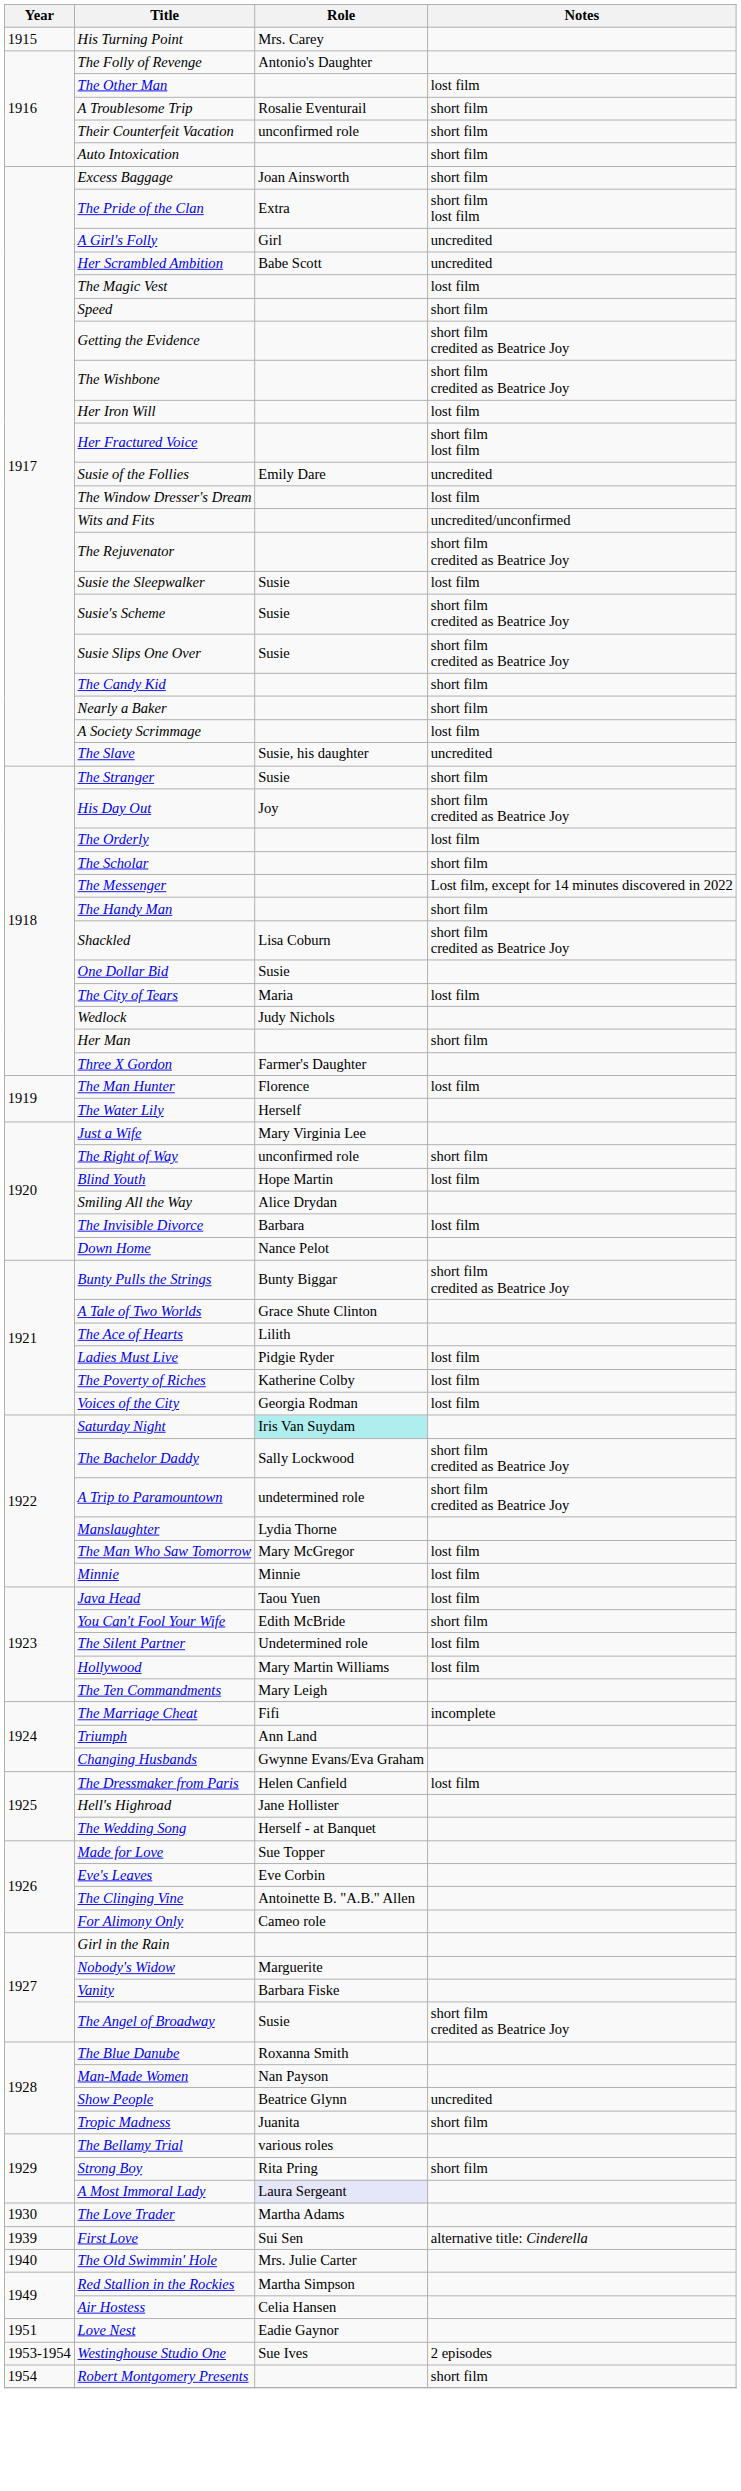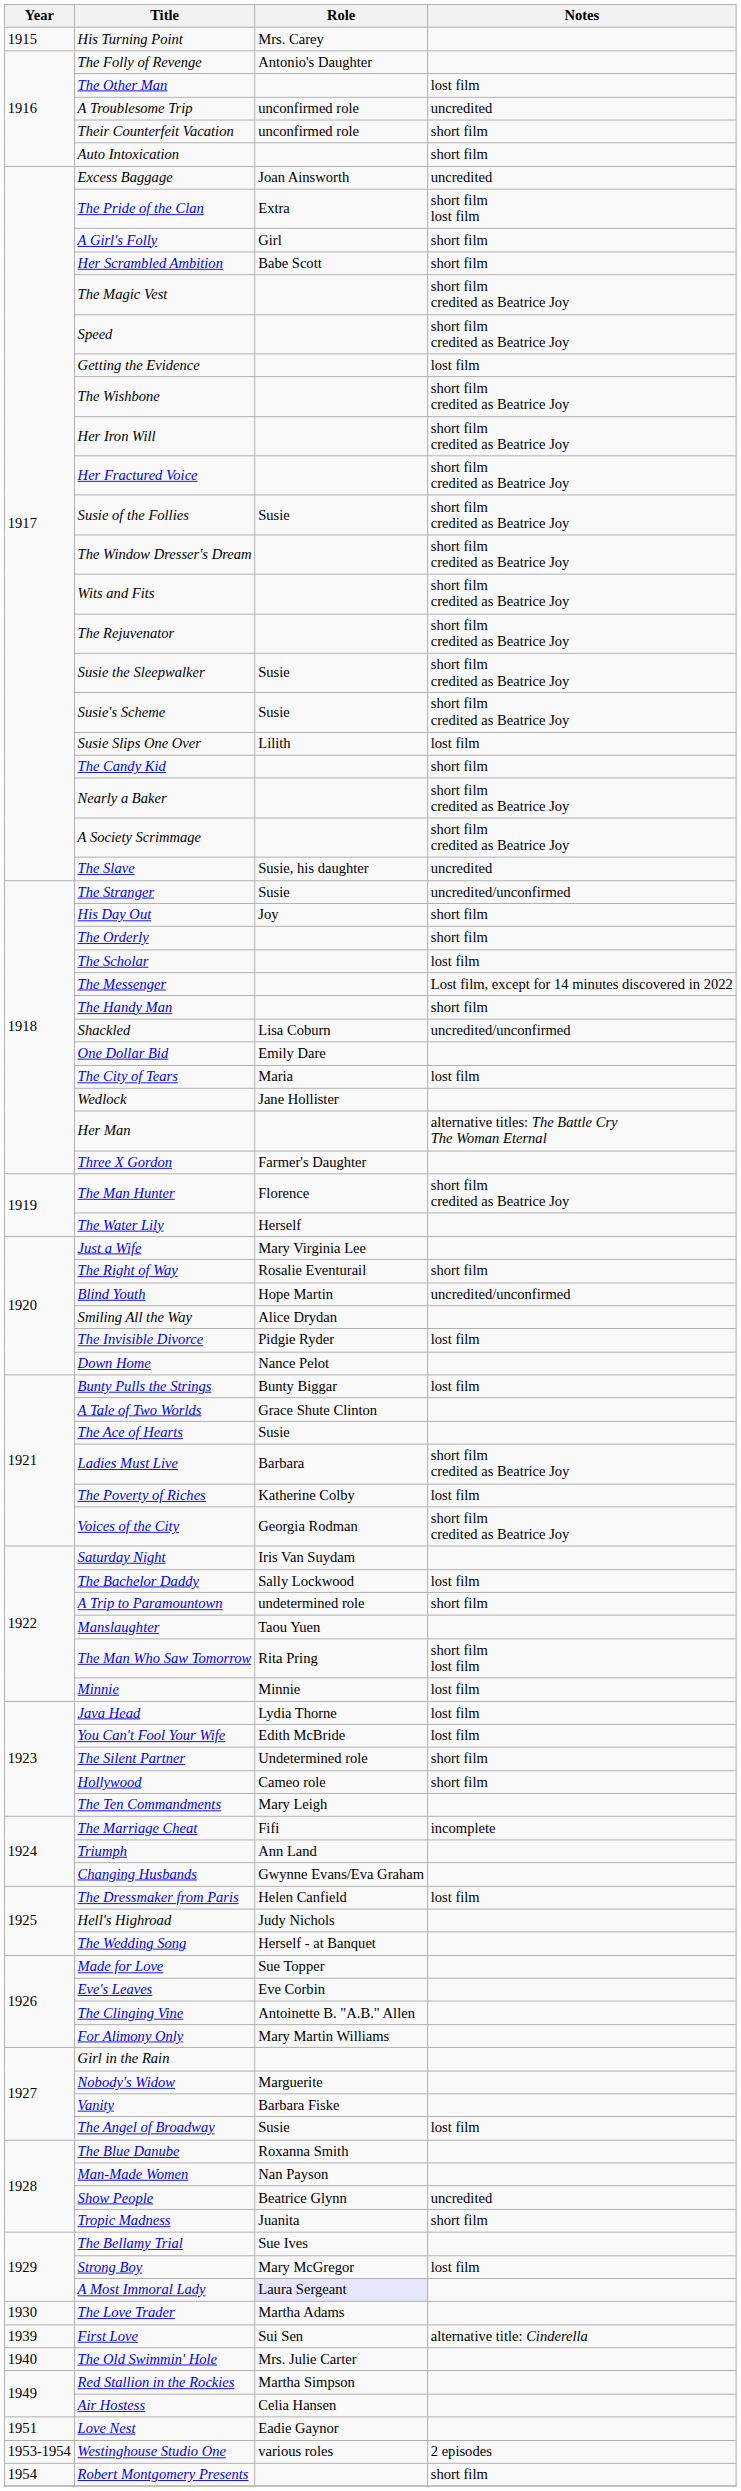(312, 108) Rosalie Eventurail -> (309, 108) unconfirmed role
(459, 108) short film -> (461, 108) uncredited
(459, 177) short film -> (461, 177) uncredited
(461, 240) uncredited -> (459, 240) short film
(461, 263) uncredited -> (459, 263) short film
(455, 286) lost film -> (500, 294) short film credited as Beatrice Joy
(459, 309) short film -> (500, 334) short film credited as Beatrice Joy
(500, 340) short film credited as Beatrice Joy -> (455, 365) lost film
(455, 411) lost film -> (500, 436) short film credited as Beatrice Joy
(459, 442) short film lost film -> (500, 475) short film credited as Beatrice Joy
(292, 474) Emily Dare -> (274, 515) Susie
(461, 474) uncredited -> (500, 515) short film credited as Beatrice Joy
(455, 497) lost film -> (500, 554) short film credited as Beatrice Joy
(501, 520) uncredited/unconfirmed -> (500, 594) short film credited as Beatrice Joy
(455, 582) lost film -> (500, 672) short film credited as Beatrice Joy
(274, 653) Susie -> (274, 743) Lilith
(500, 653) short film credited as Beatrice Joy -> (455, 743) lost film
(459, 707) short film -> (500, 798) short film credited as Beatrice Joy
(455, 731) lost film -> (500, 837) short film credited as Beatrice Joy
(459, 777) short film -> (501, 891) uncredited/unconfirmed
(500, 808) short film credited as Beatrice Joy -> (459, 915) short film
(455, 839) lost film -> (459, 938) short film
(459, 862) short film -> (455, 961) lost film
(500, 940) short film credited as Beatrice Joy -> (501, 1030) uncredited/unconfirmed
(274, 971) Susie -> (292, 1053) Emily Dare
(296, 1017) Judy Nichols -> (298, 1099) Jane Hollister
(459, 1040) short film -> (524, 1131) alternative titles: The Battle Cry The Woman Eternal
(455, 1087) lost film -> (500, 1193) short film credited as Beatrice Joy
(309, 1156) unconfirmed role -> (312, 1271) Rosalie Eventurail
(455, 1179) lost film -> (501, 1294) uncredited/unconfirmed
(281, 1225) Barbara -> (296, 1340) Pidgie Ryder
(500, 1280) short film credited as Beatrice Joy -> (455, 1386) lost film
(274, 1334) Lilith -> (274, 1432) Susie
(296, 1357) Pidgie Ryder -> (281, 1463) Barbara
(455, 1357) lost film -> (500, 1463) short film credited as Beatrice Joy
(455, 1403) lost film -> (500, 1526) short film credited as Beatrice Joy
(307, 1426) paleturquoise background -> (307, 1557) no background
(500, 1458) short film credited as Beatrice Joy -> (455, 1580) lost film
(500, 1497) short film credited as Beatrice Joy -> (459, 1603) short film
(298, 1528) Lydia Thorne -> (289, 1627) Taou Yuen
(306, 1551) Mary McGregor -> (288, 1658) Rita Pring
(455, 1551) lost film -> (459, 1658) short film lost film
(289, 1598) Taou Yuen -> (298, 1712) Lydia Thorne
(459, 1621) short film -> (455, 1735) lost film
(455, 1644) lost film -> (459, 1758) short film
(324, 1667) Mary Martin Williams -> (292, 1782) Cameo role
(455, 1667) lost film -> (459, 1782) short film
(298, 1805) Jane Hollister -> (296, 1920) Judy Nichols
(292, 1921) Cameo role -> (324, 2036) Mary Martin Williams
(500, 2021) short film credited as Beatrice Joy -> (455, 2128) lost film
(296, 2145) various roles -> (283, 2243) Sue Ives
(288, 2168) Rita Pring -> (306, 2266) Mary McGregor
(459, 2168) short film -> (455, 2266) lost film
(283, 2353) Sue Ives -> (296, 2451) various roles
